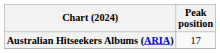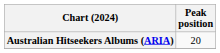(196, 40) 17 -> (196, 40) 20
